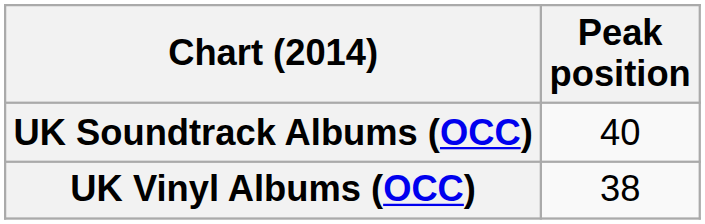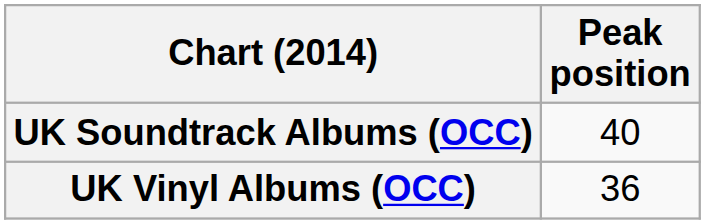(620, 189) 38 -> (620, 189) 36
